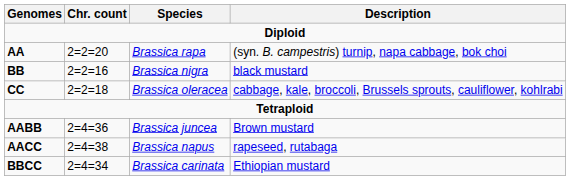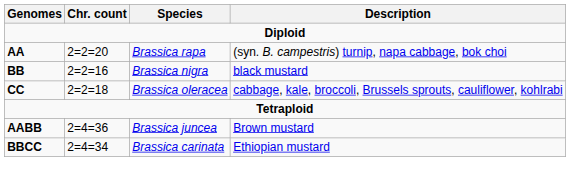- row: (24, 147)
